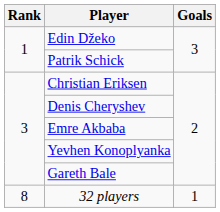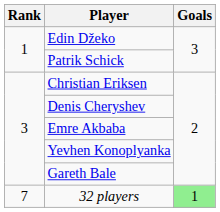(24, 196) 8 -> (24, 196) 7
(195, 196) no background -> (195, 196) lightgreen background
